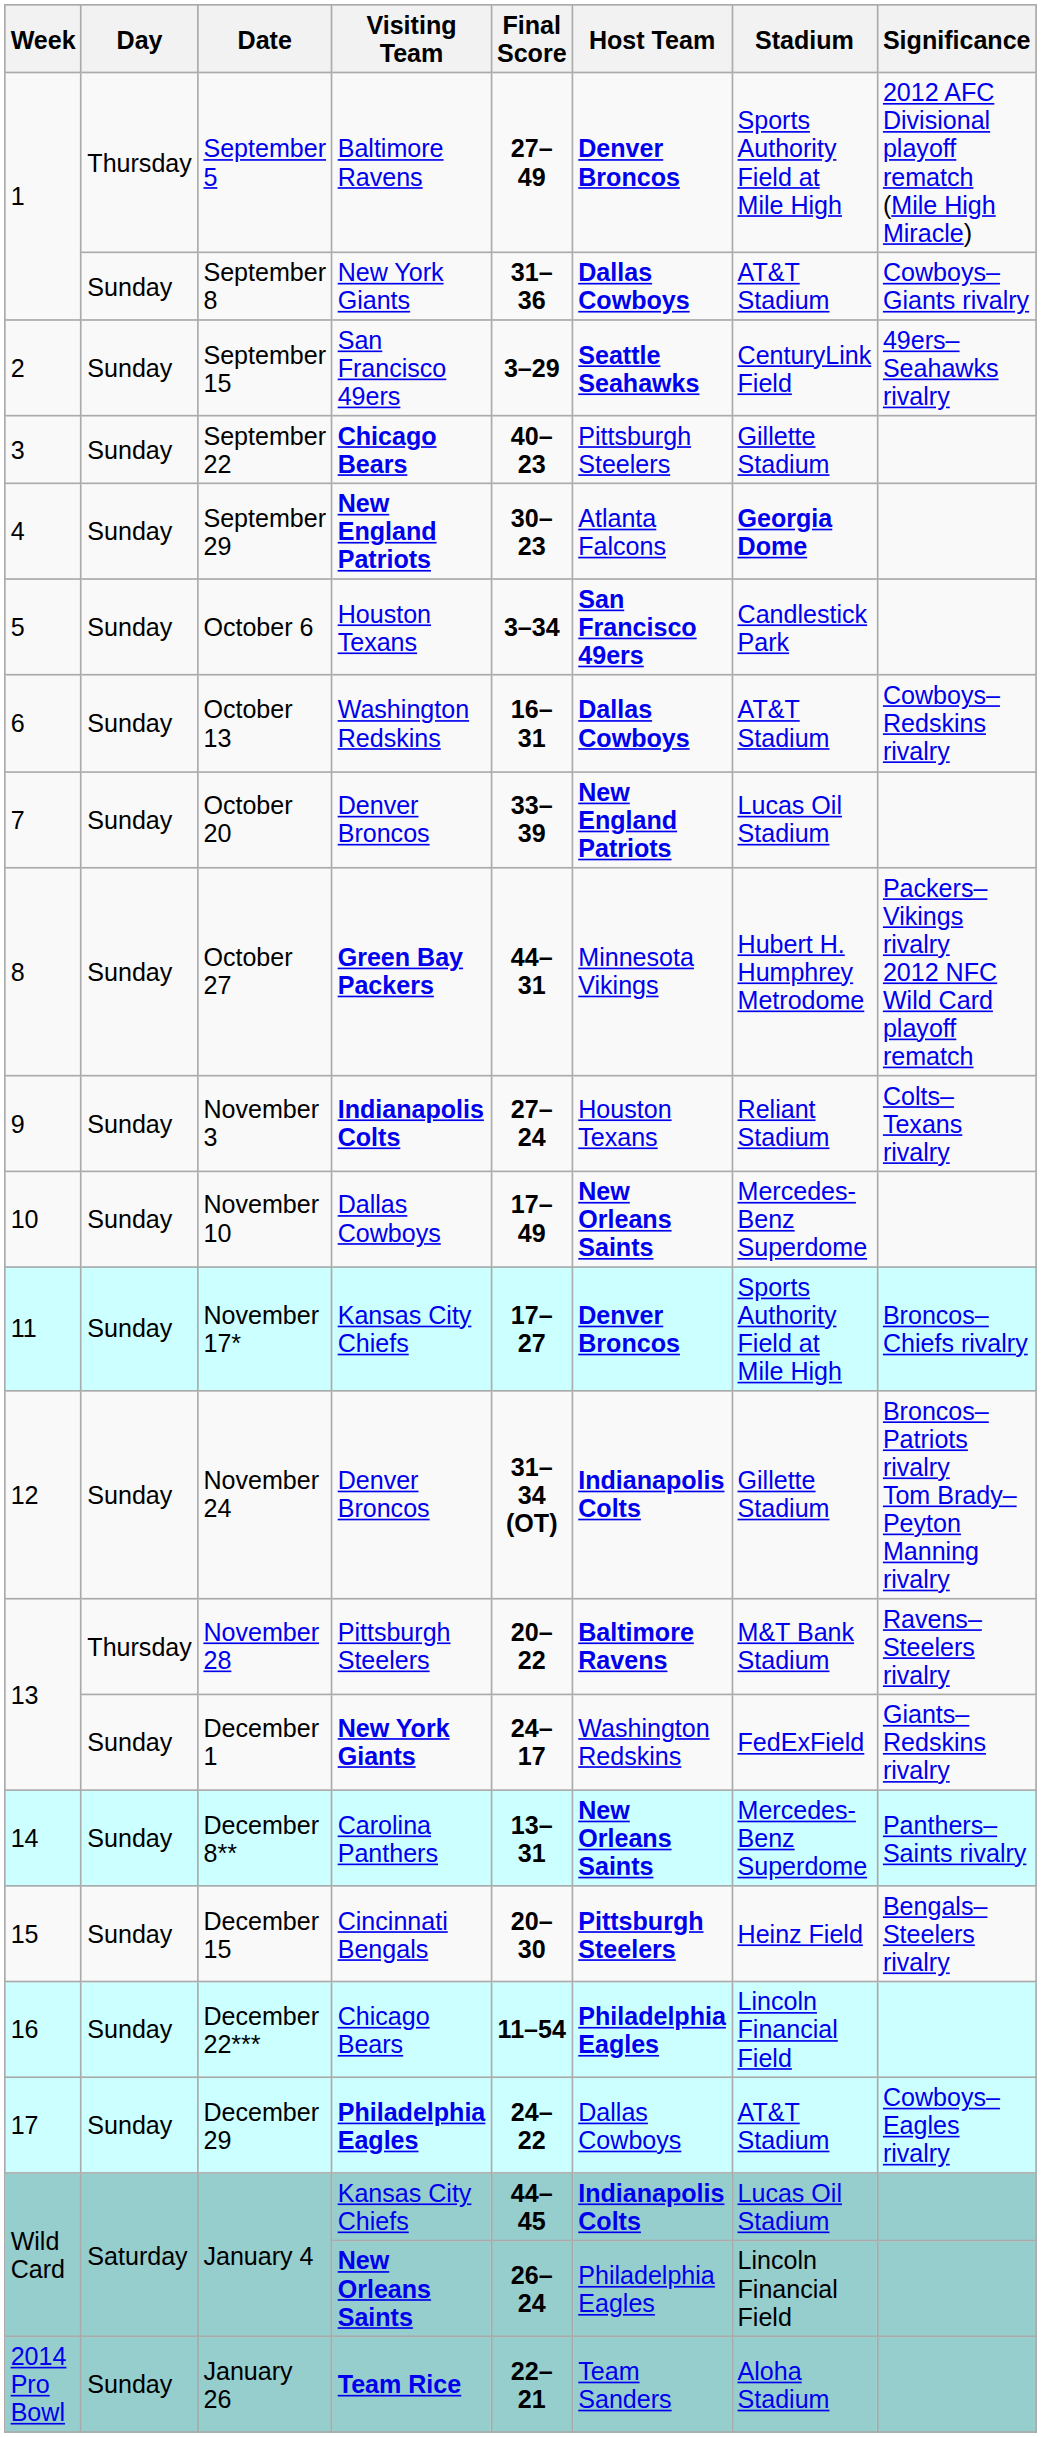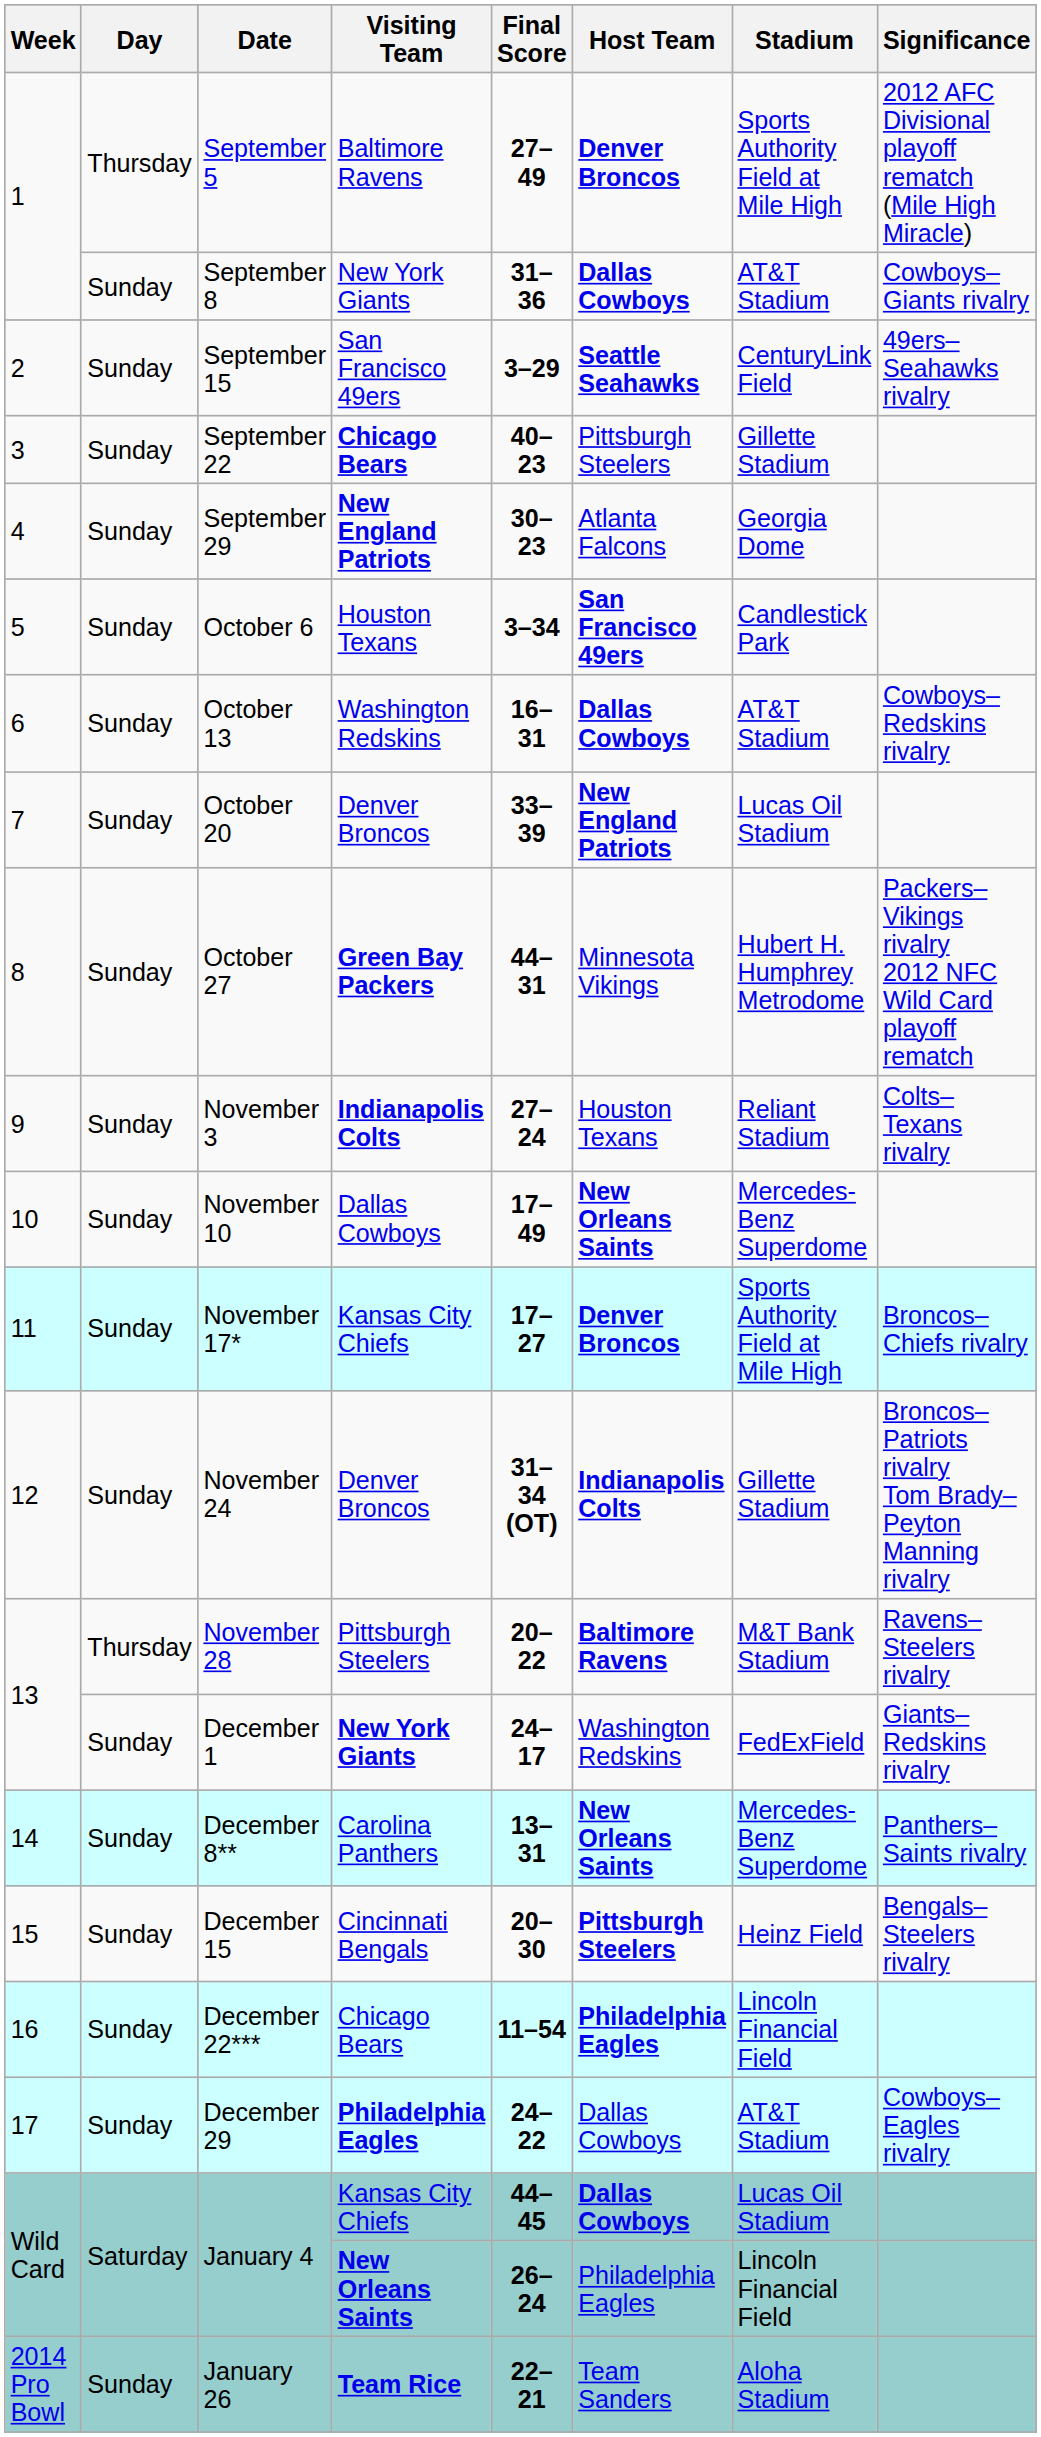(785, 532) bold -> (782, 532) normal
(651, 2207) Indianapolis Colts -> (634, 2207) Dallas Cowboys
